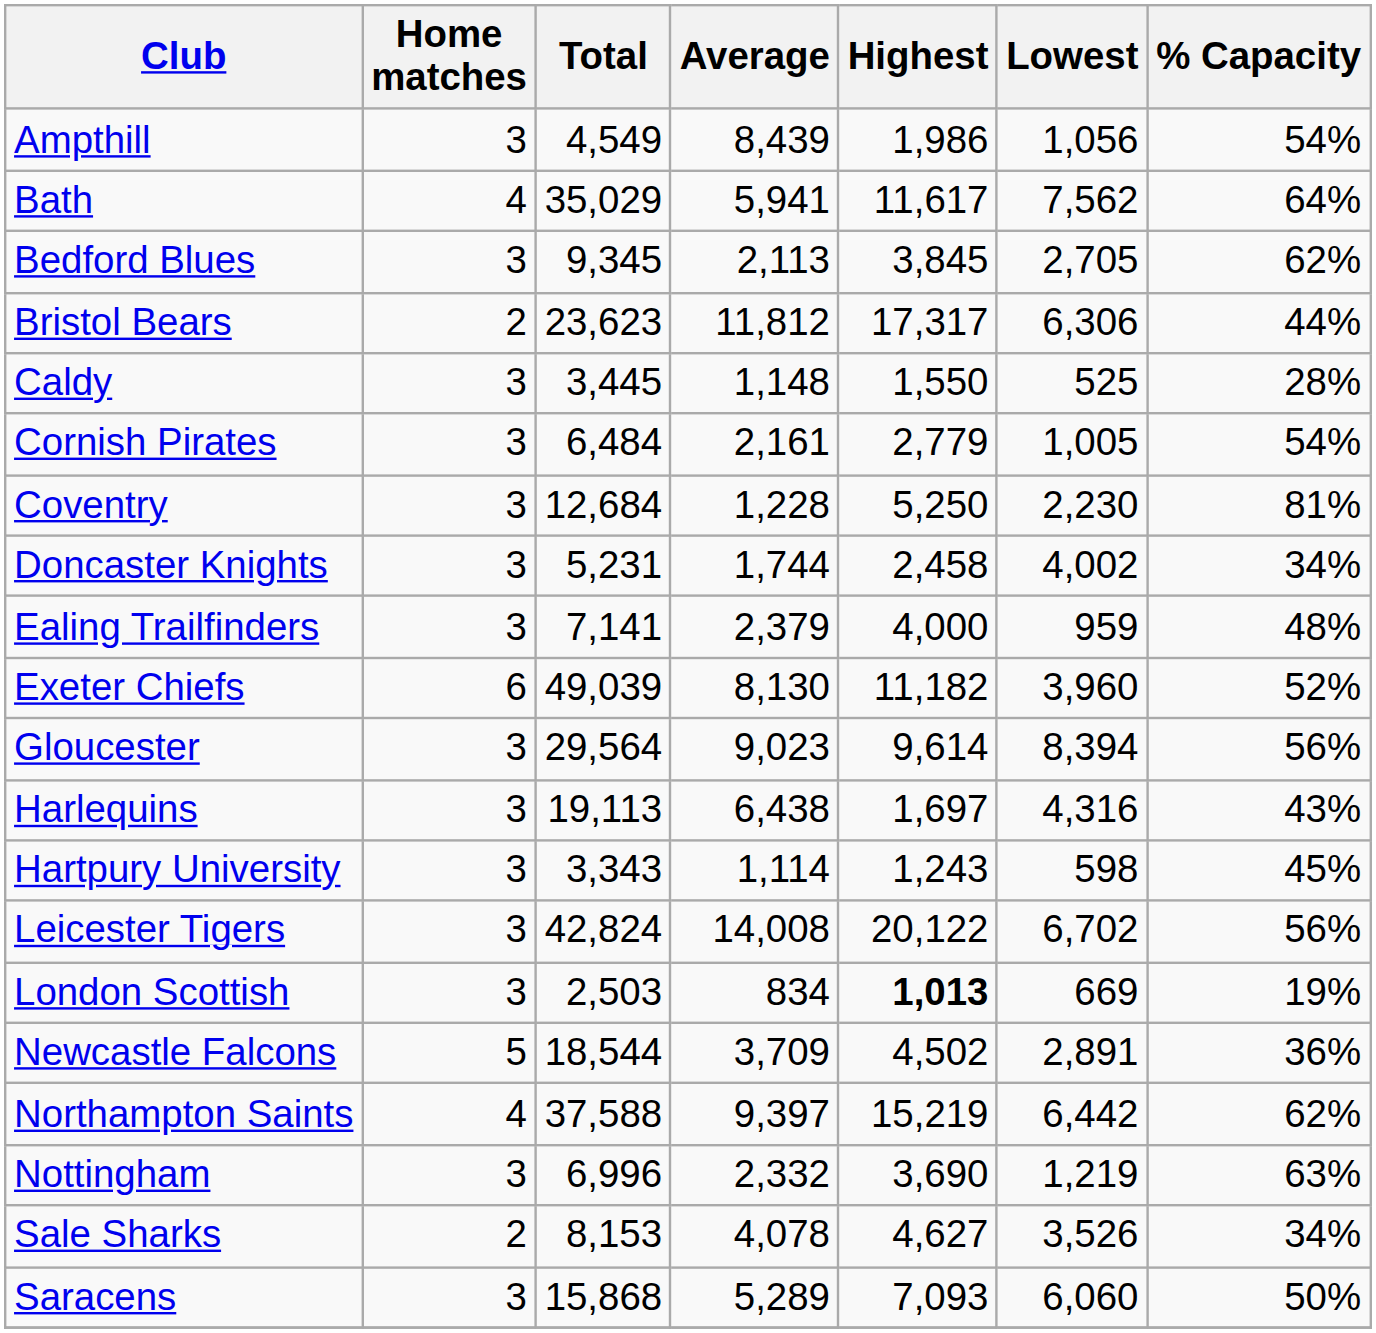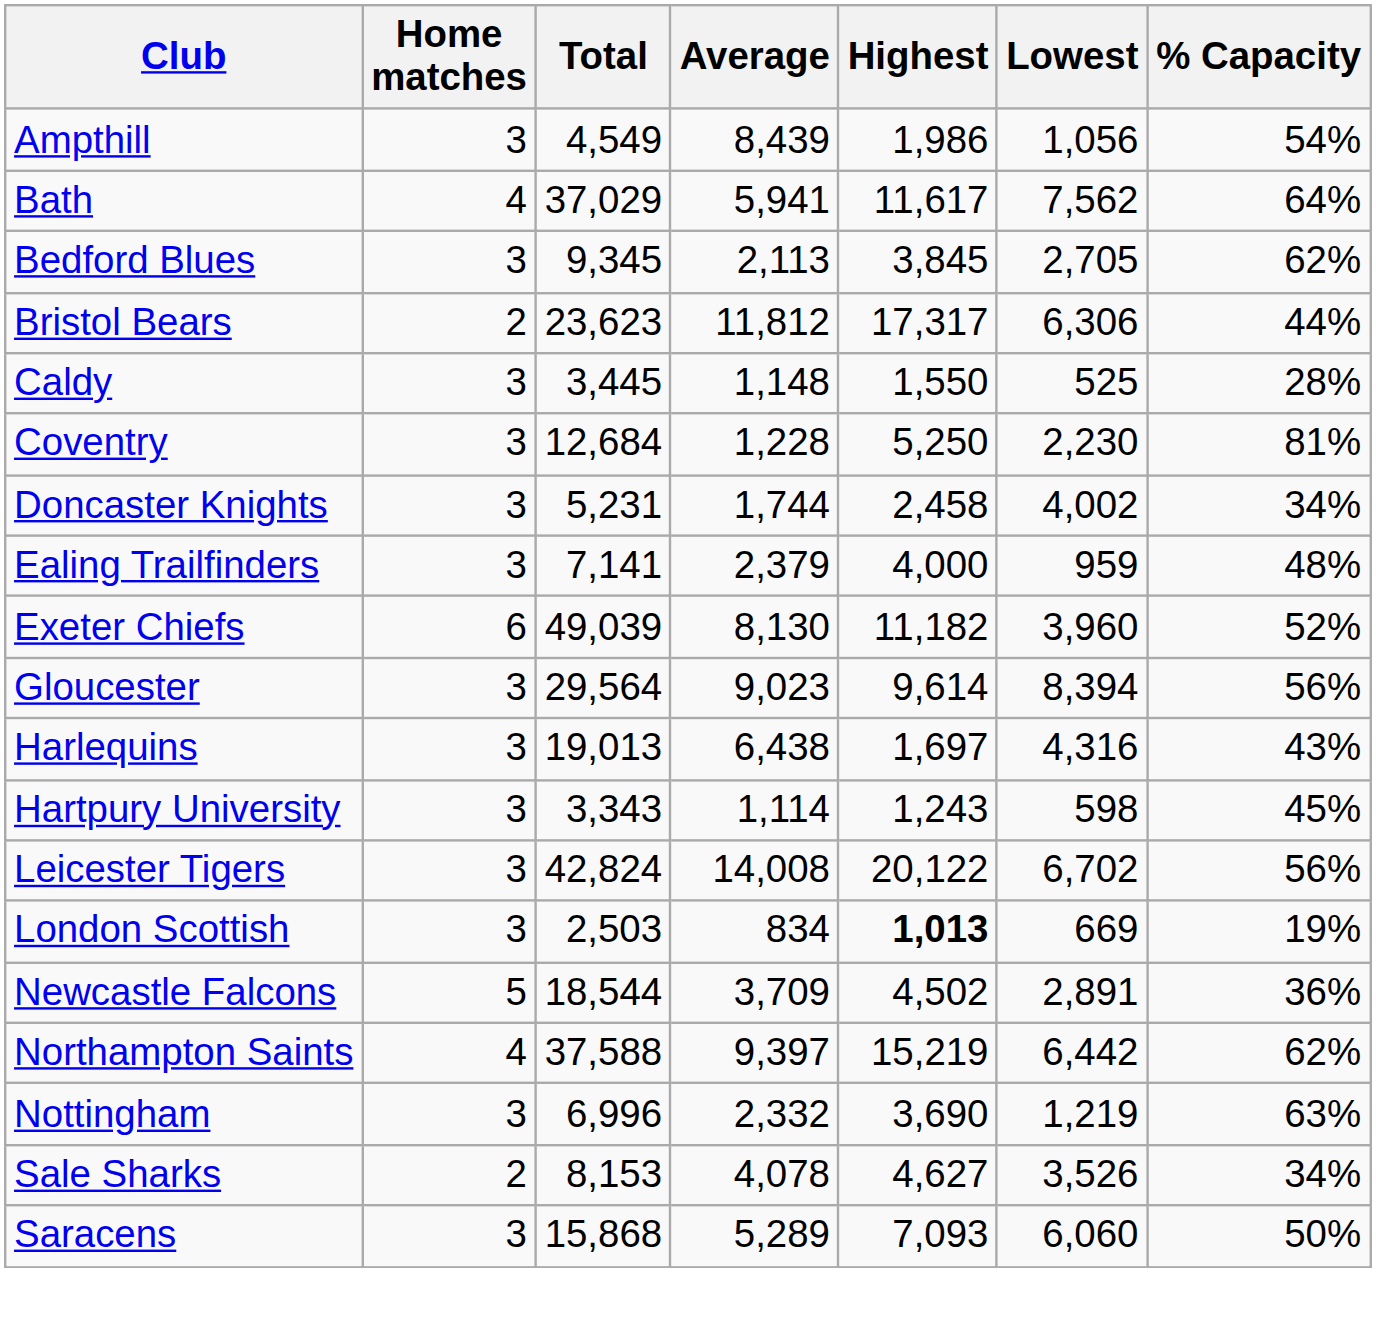(603, 199) 35,029 -> (603, 199) 37,029
- row: (145, 443)
(605, 808) 19,113 -> (603, 748) 19,013
